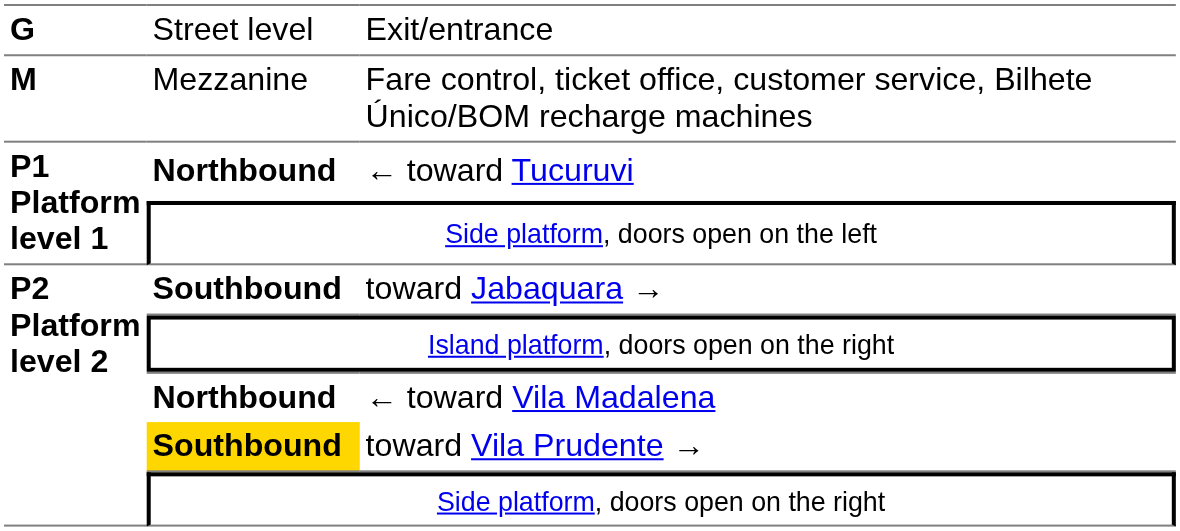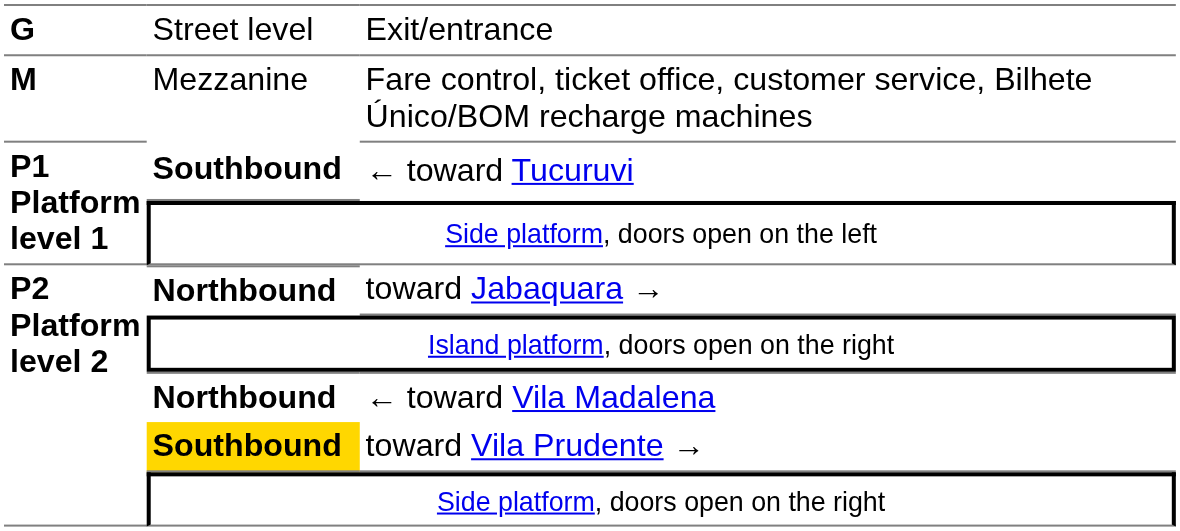(245, 171) Northbound -> (247, 169) Southbound
(247, 288) Southbound -> (245, 290) Northbound
